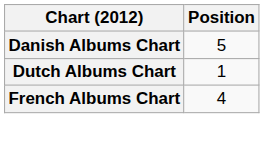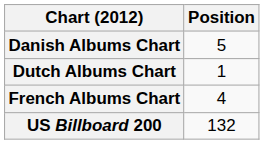+ row: (94, 125)
